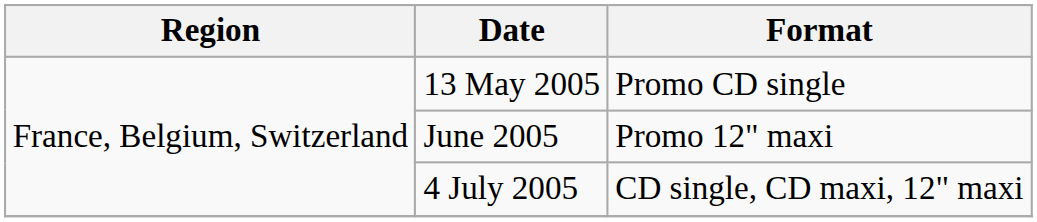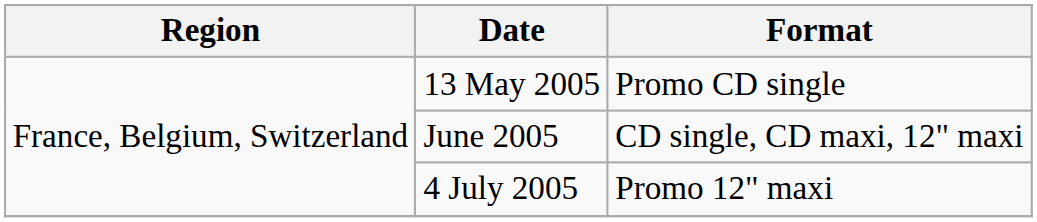(724, 135) Promo 12" maxi -> (819, 135) CD single, CD maxi, 12" maxi
(819, 188) CD single, CD maxi, 12" maxi -> (724, 188) Promo 12" maxi
